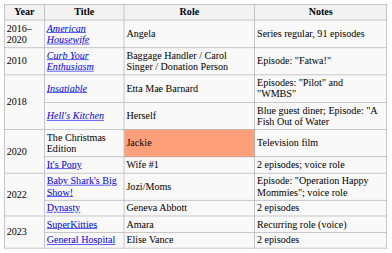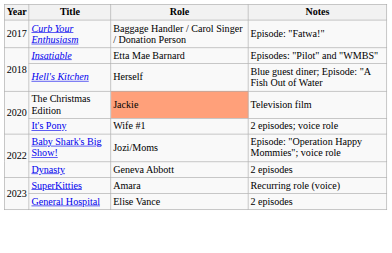- row: (68, 34)
(17, 61) 2010 -> (17, 34) 2017
